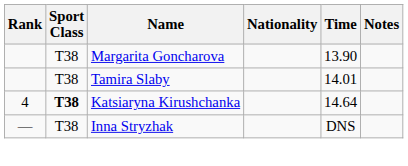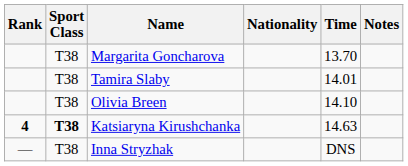(341, 56) 13.90 -> (341, 56) 13.70
+ row: (129, 102)
(25, 102) normal -> (25, 126) bold
(341, 102) 14.64 -> (341, 126) 14.63
